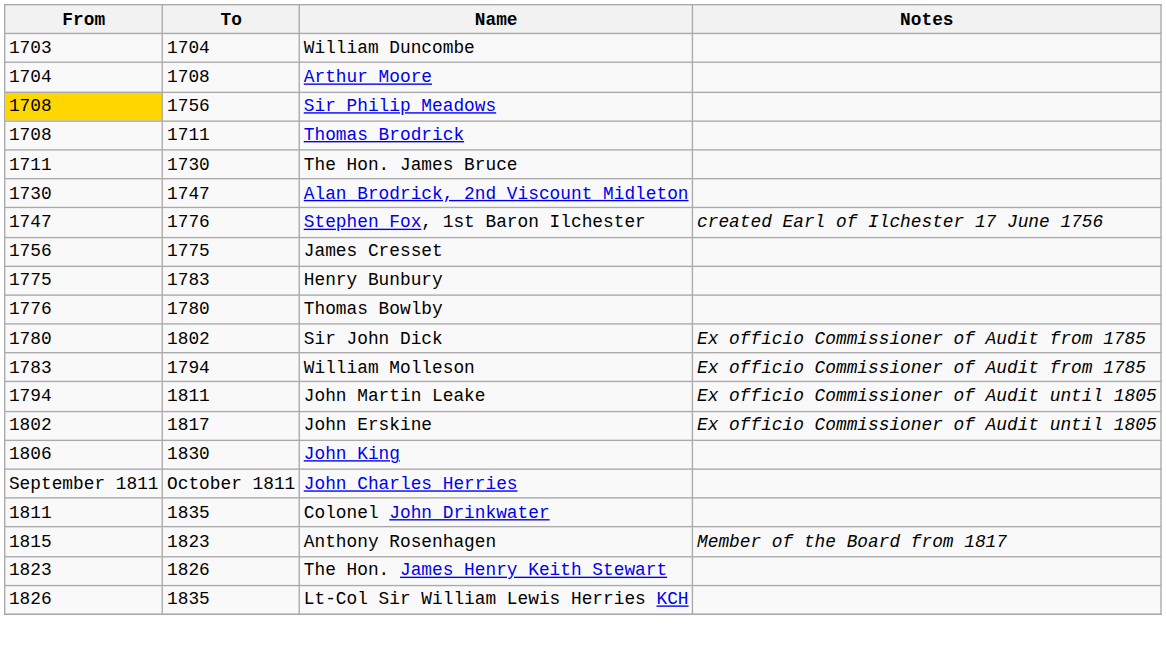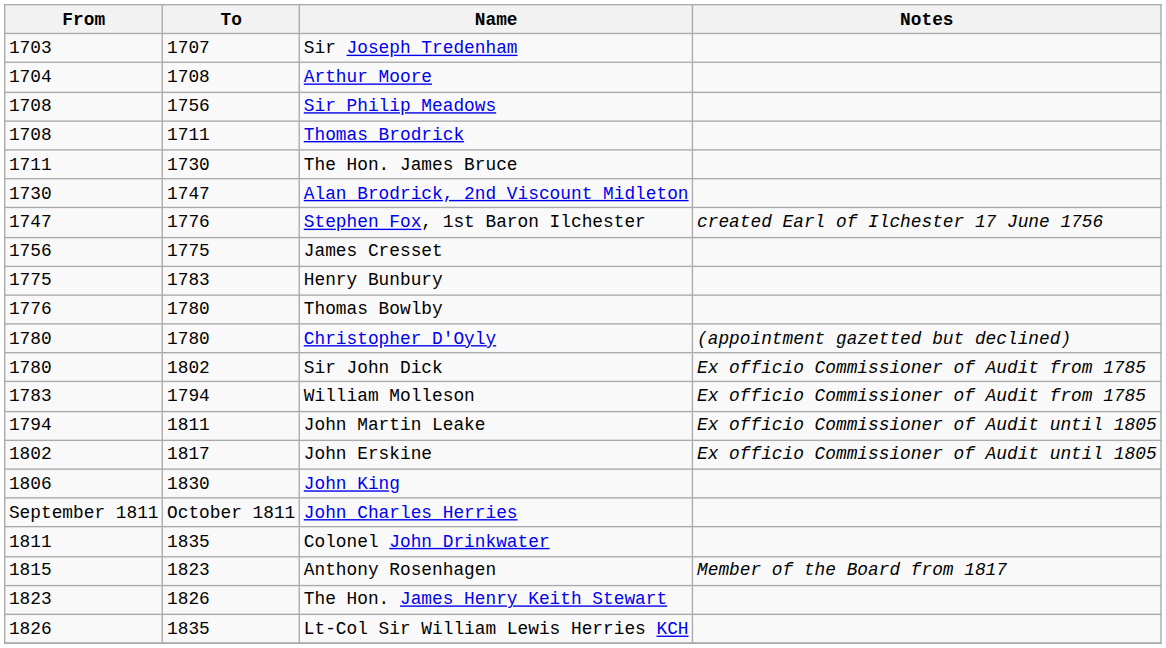+ row: (411, 48)
- row: (389, 48)
(30, 106) gold background -> (30, 106) no background
+ row: (400, 338)
